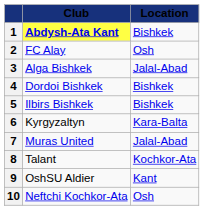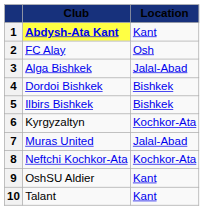(153, 31) Bishkek -> (145, 31) Kant
(160, 123) Kara-Balta -> (165, 123) Kochkor-Ata
(41, 159) Talant -> (76, 159) Neftchi Kochkor-Ata
(76, 196) Neftchi Kochkor-Ata -> (41, 196) Talant
(143, 196) Osh -> (145, 196) Kant
